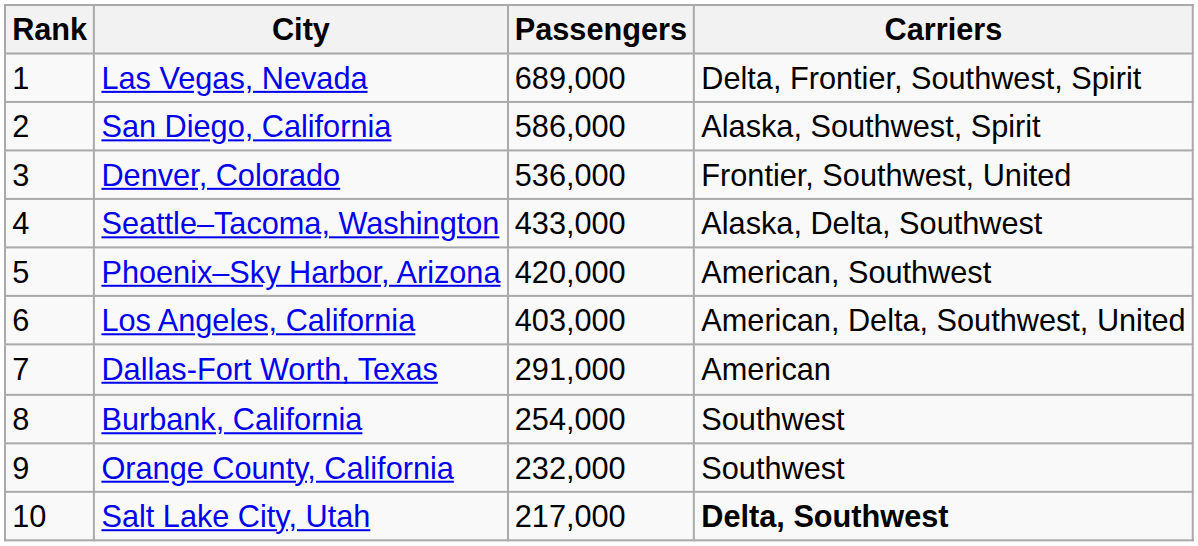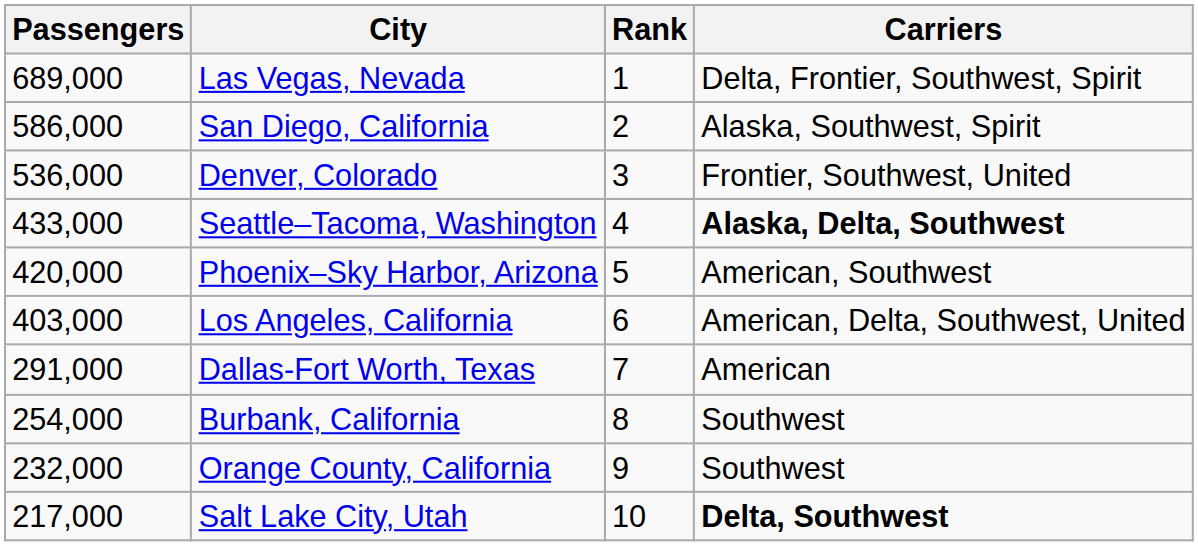columns swapped: (50, 30) <-> (601, 30)
(872, 224) normal -> (883, 224) bold
